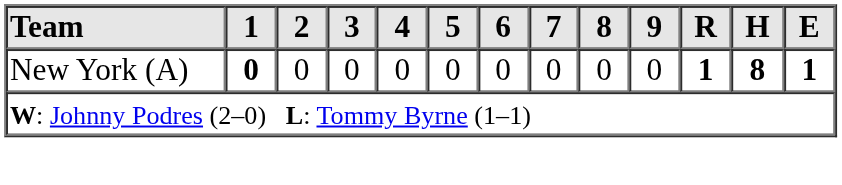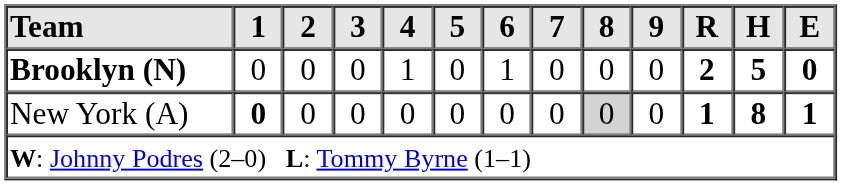+ row: (98, 70)
(604, 70) no background -> (607, 113) lightgrey background
